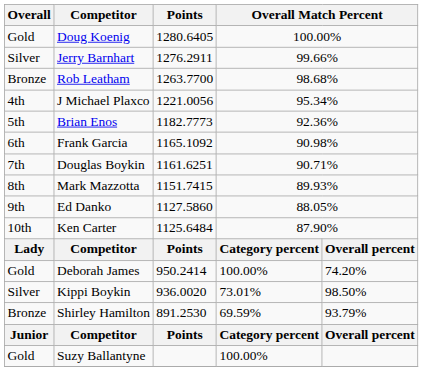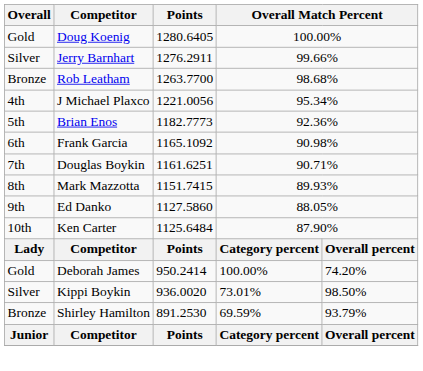- row: (101, 356)
